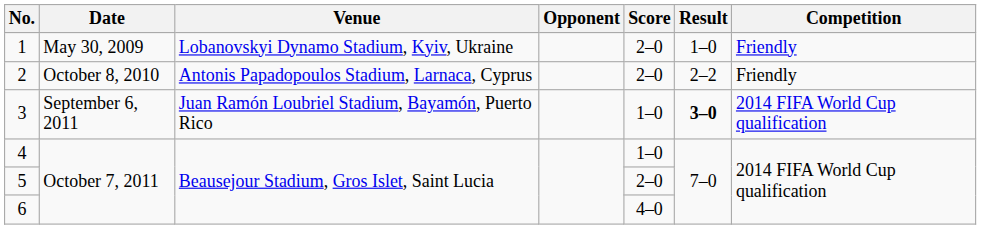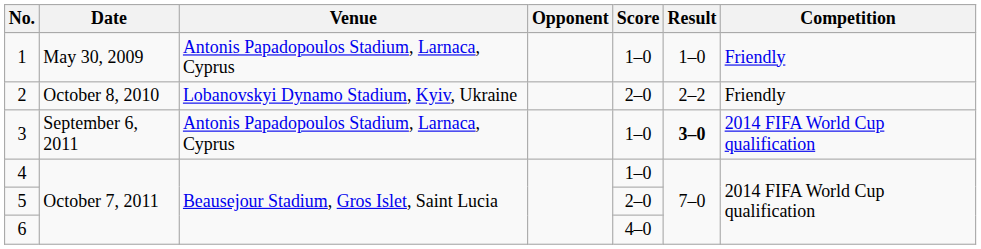(346, 47) Lobanovskyi Dynamo Stadium, Kyiv, Ukraine -> (331, 57) Antonis Papadopoulos Stadium, Larnaca, Cyprus
(649, 47) 2–0 -> (638, 57) 1–0
(356, 75) Antonis Papadopoulos Stadium, Larnaca, Cyprus -> (350, 95) Lobanovskyi Dynamo Stadium, Kyiv, Ukraine
(355, 114) Juan Ramón Loubriel Stadium, Bayamón, Puerto Rico -> (331, 134) Antonis Papadopoulos Stadium, Larnaca, Cyprus
